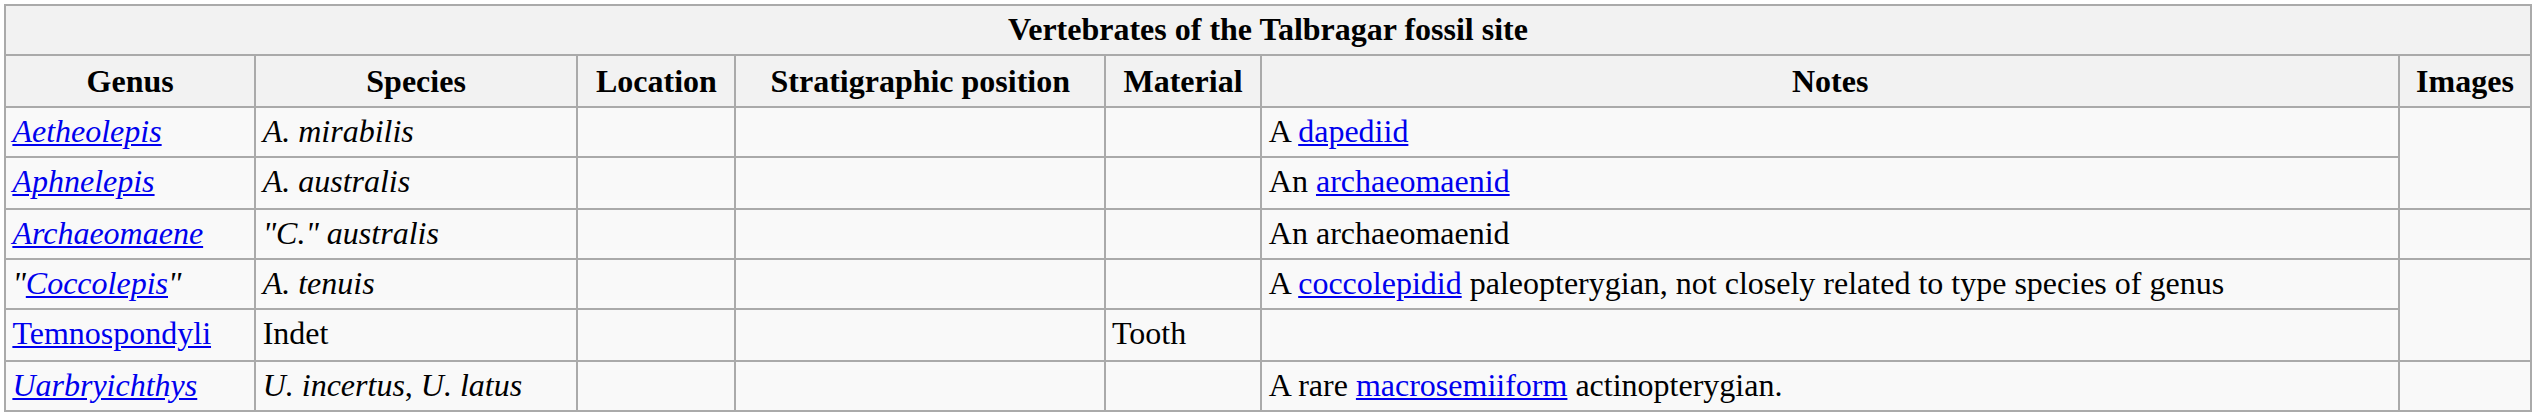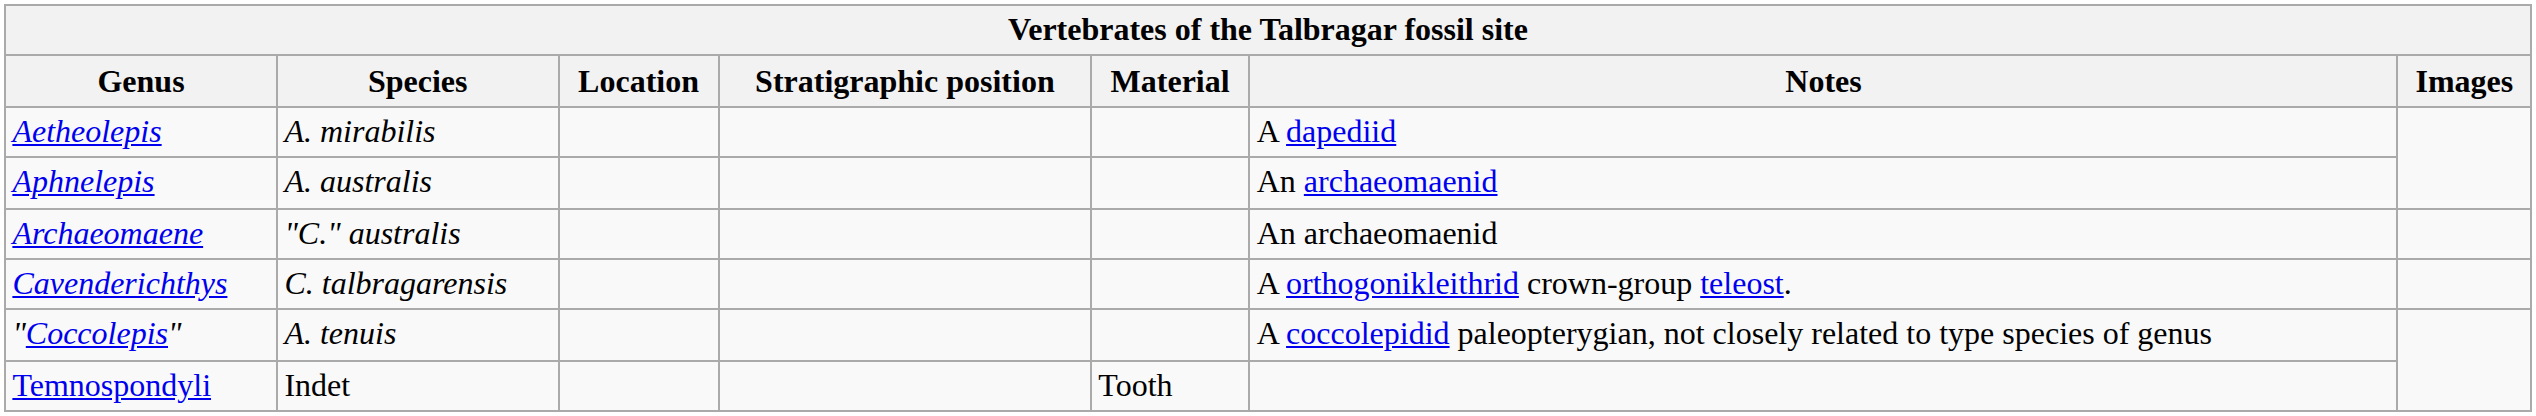+ row: (120, 283)
- row: (105, 385)
